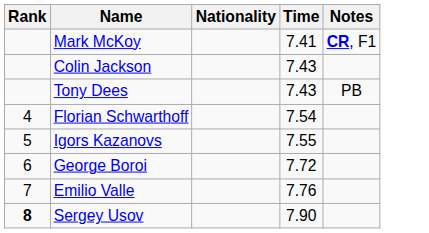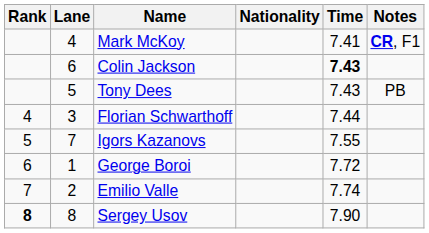+ column: (72, 16)
(301, 66) normal -> (345, 66) bold
(301, 116) 7.54 -> (345, 116) 7.44
(301, 191) 7.76 -> (345, 191) 7.74
